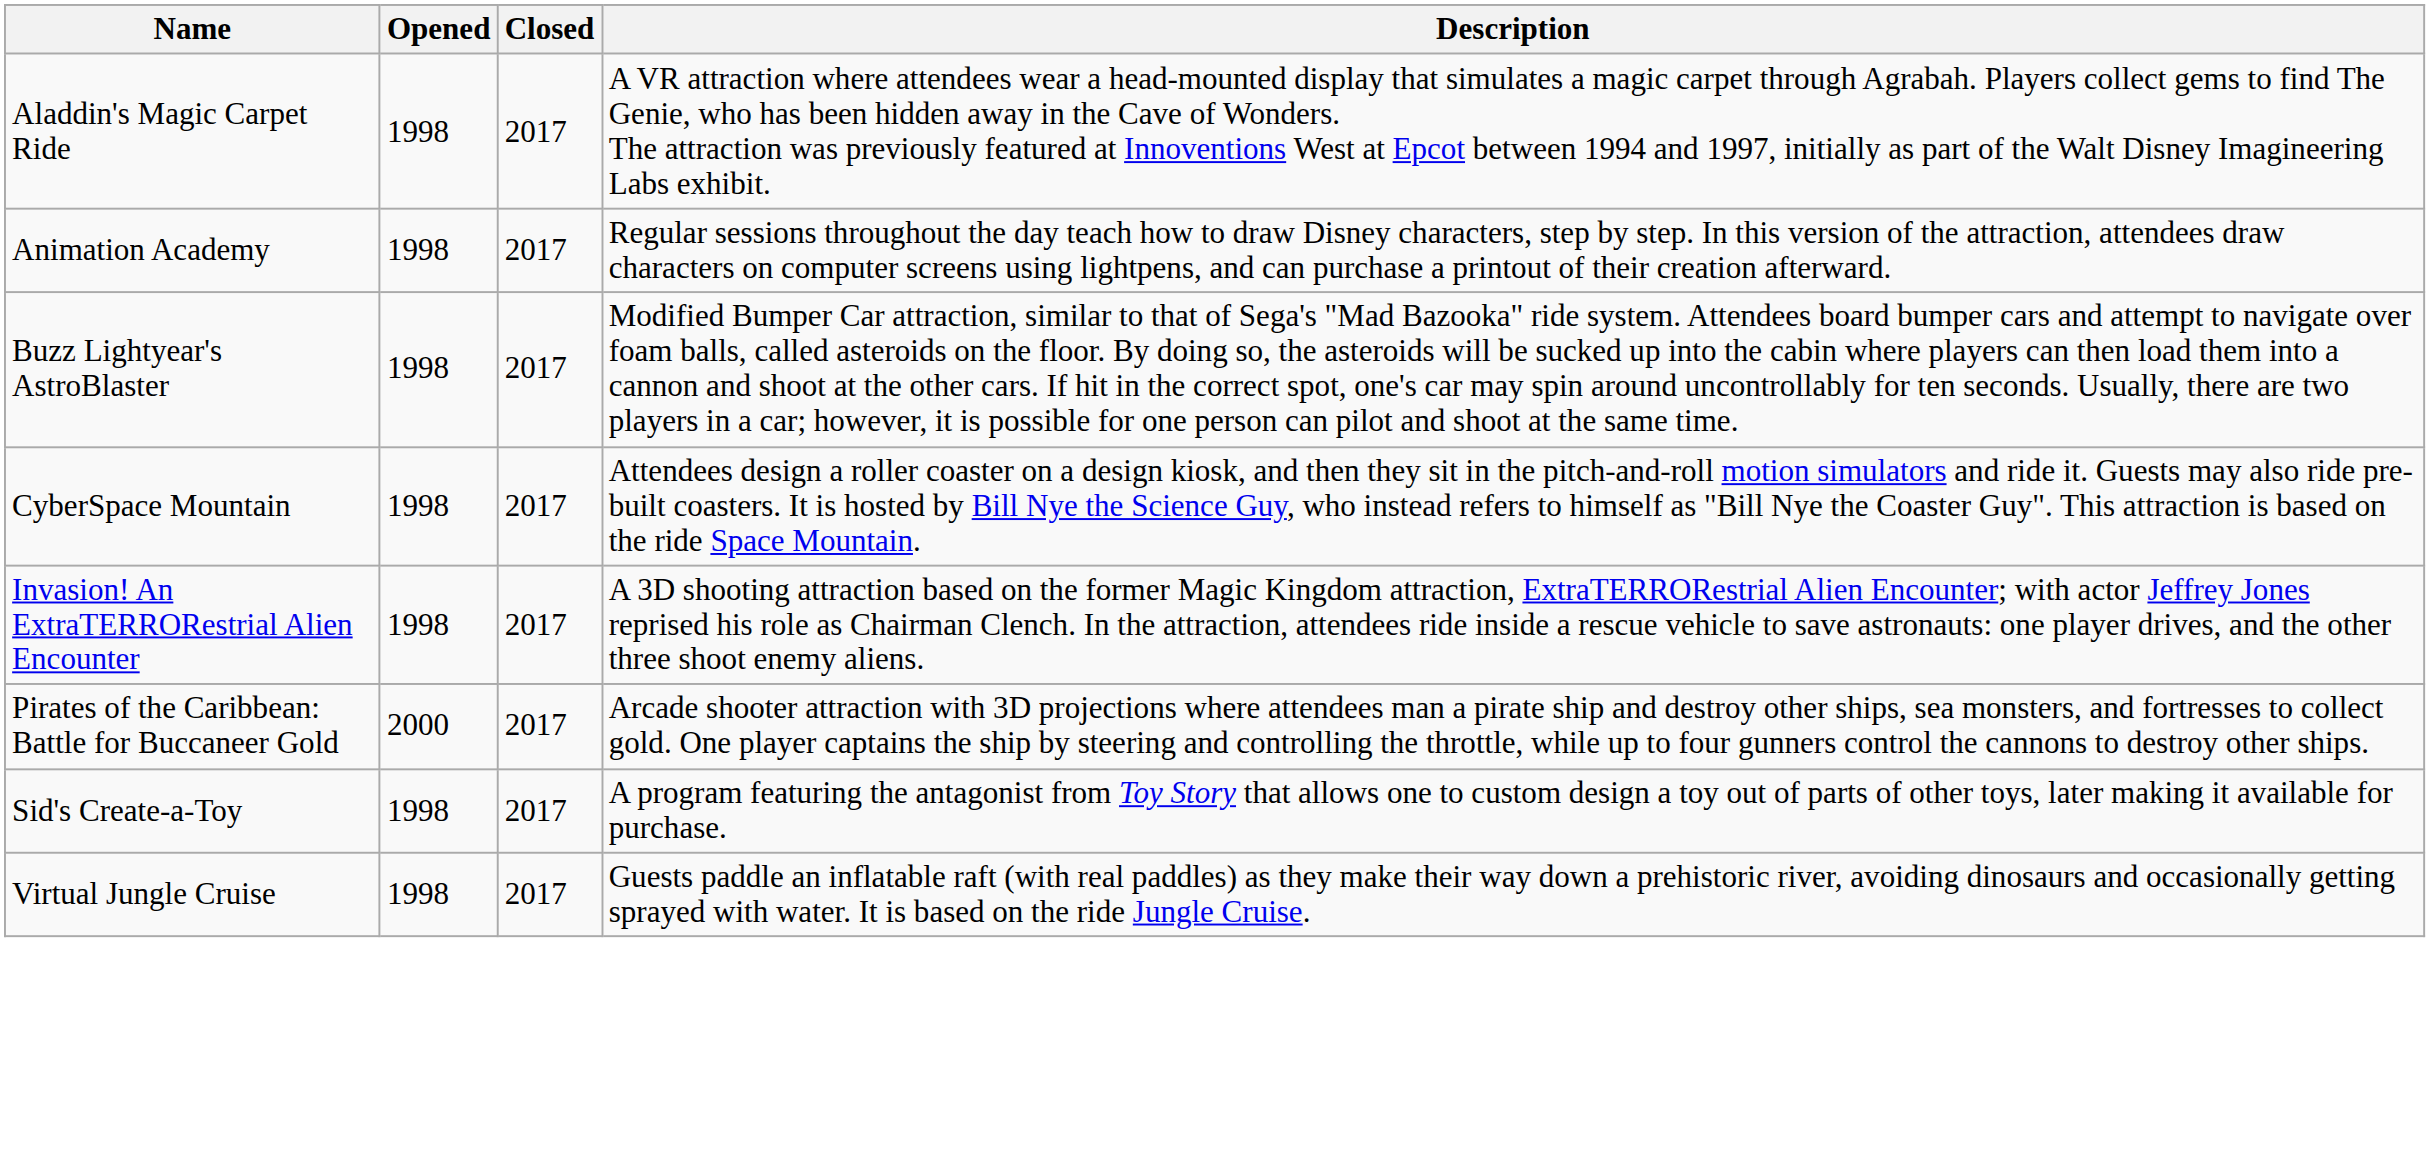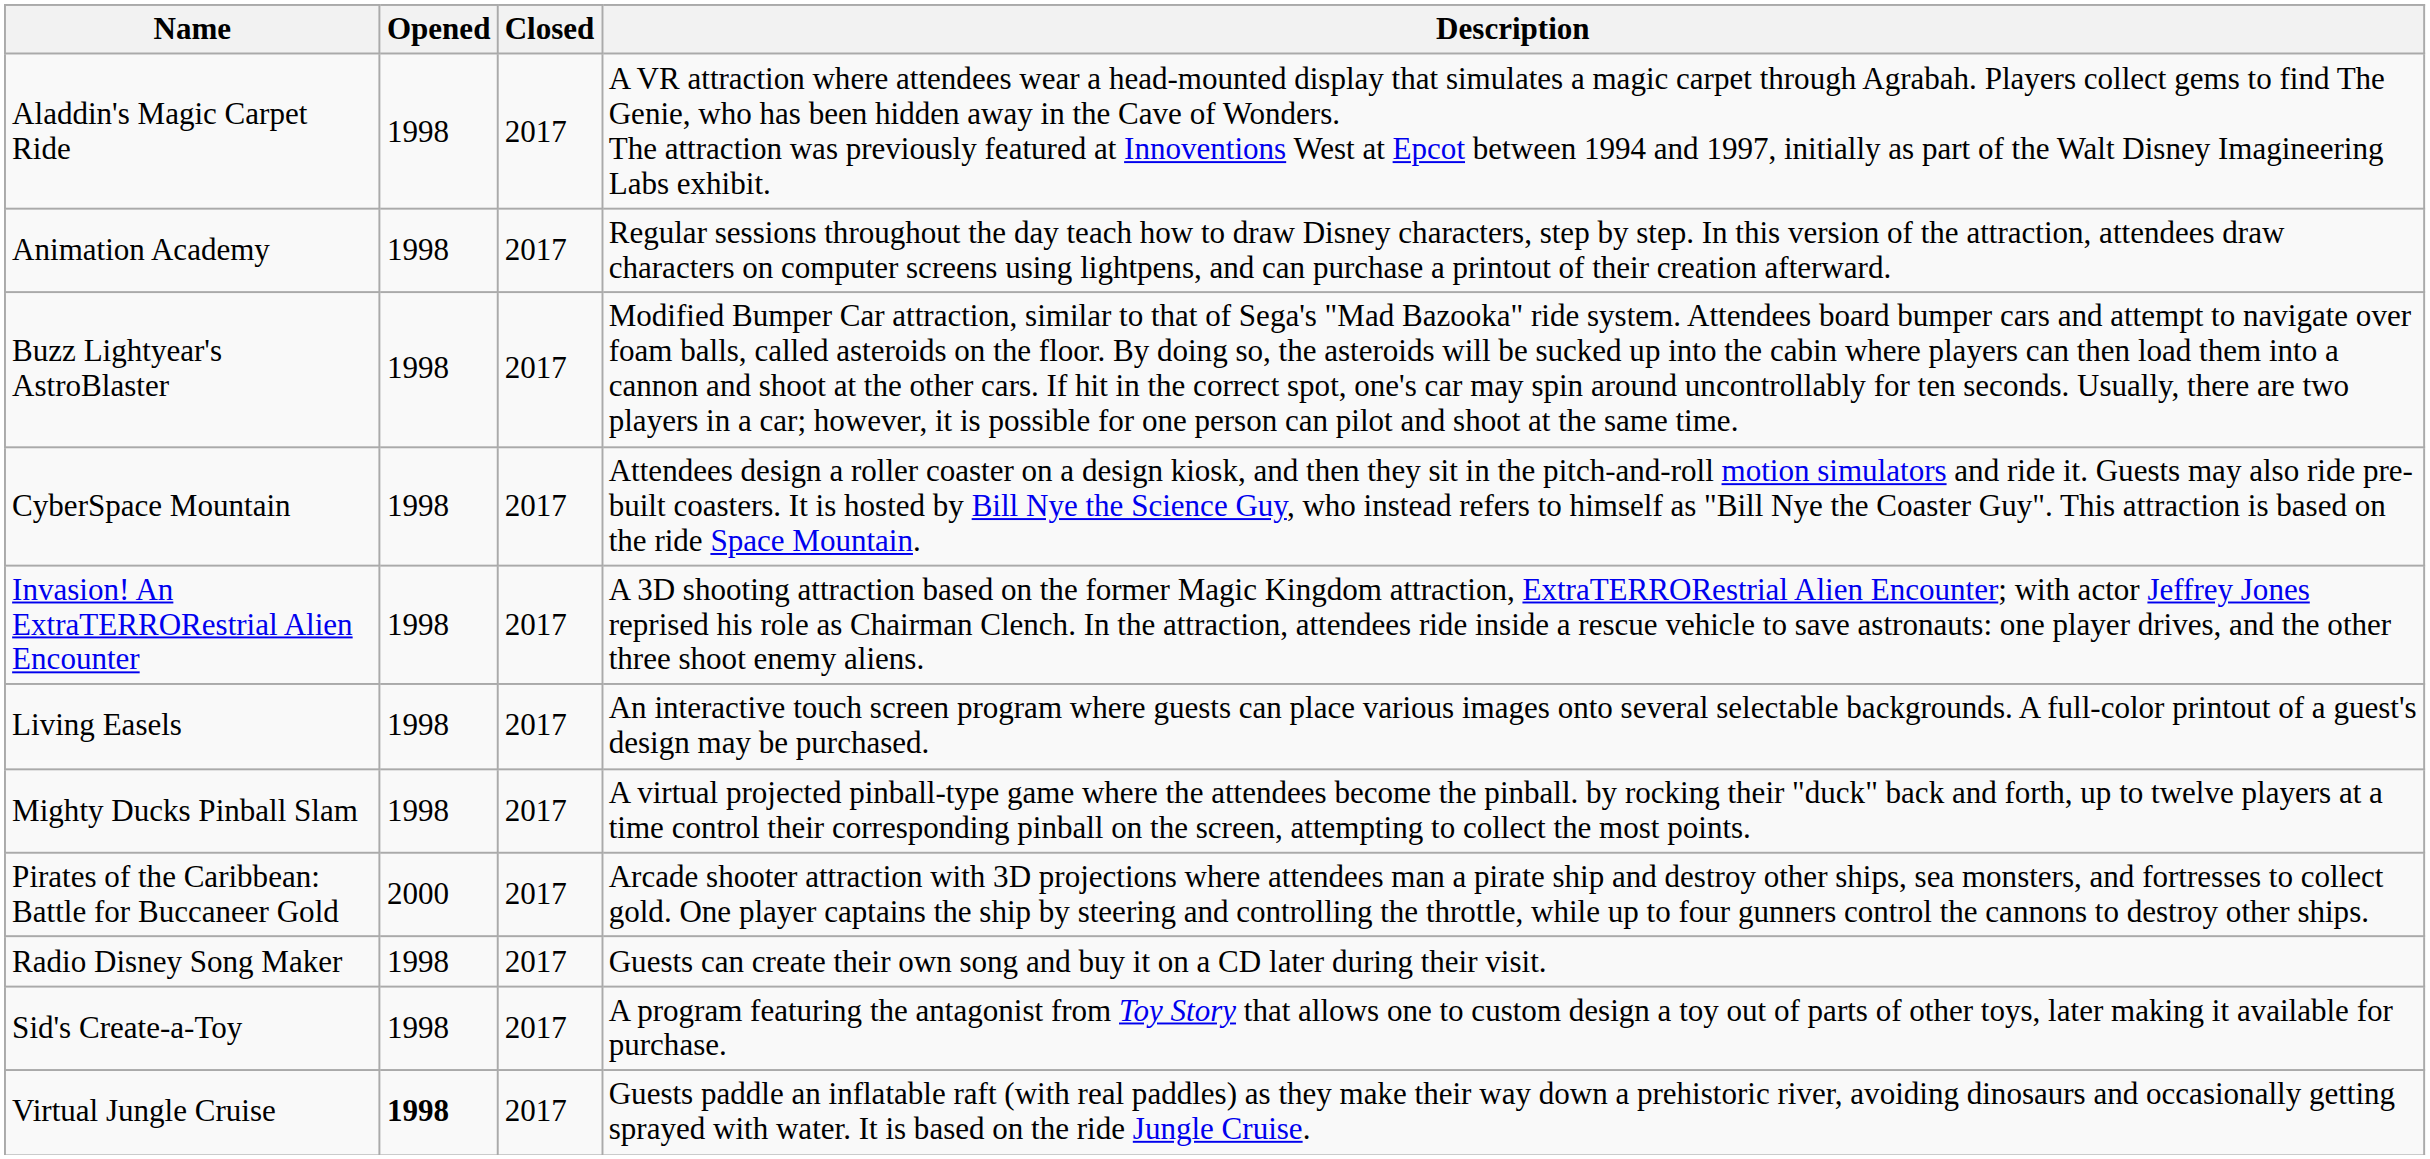+ row: (97, 726)
+ row: (185, 810)
+ row: (177, 961)
(418, 894) normal -> (418, 1111) bold
